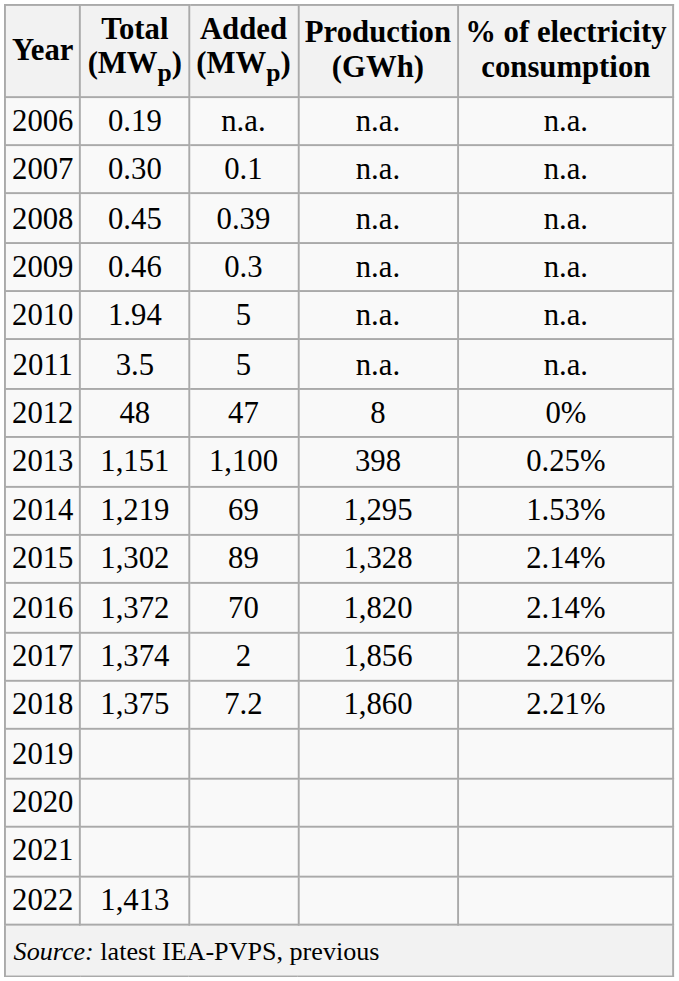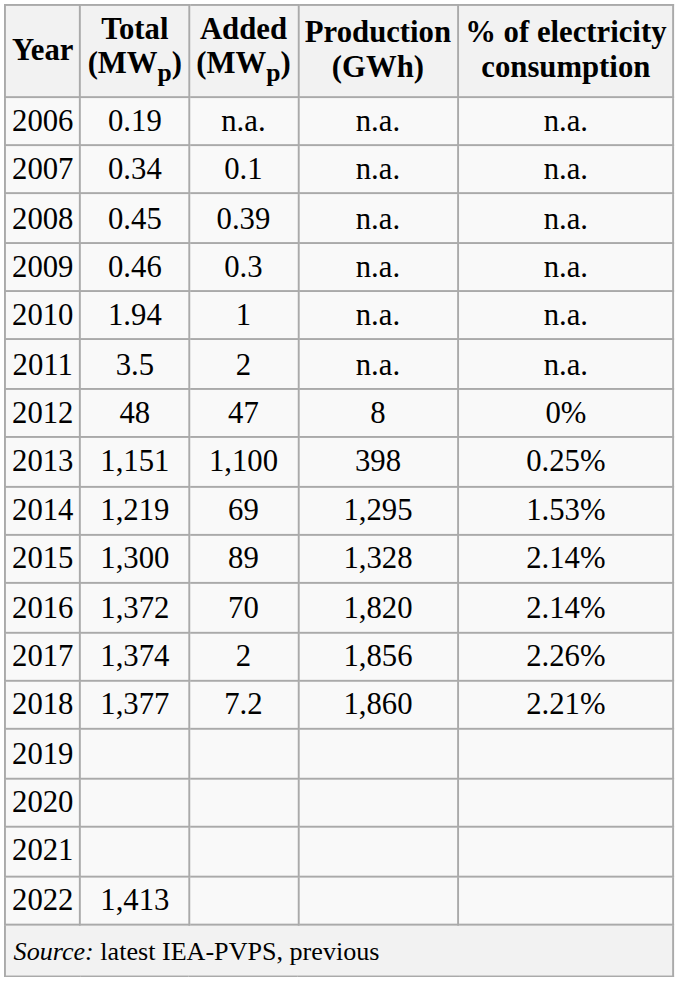(135, 168) 0.30 -> (135, 168) 0.34
(243, 315) 5 -> (243, 315) 1
(243, 363) 5 -> (243, 363) 2
(135, 558) 1,302 -> (135, 558) 1,300
(135, 704) 1,375 -> (135, 704) 1,377
